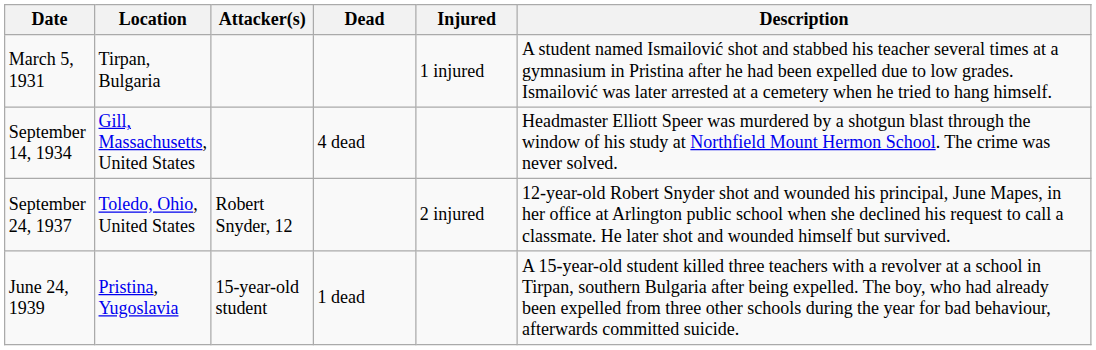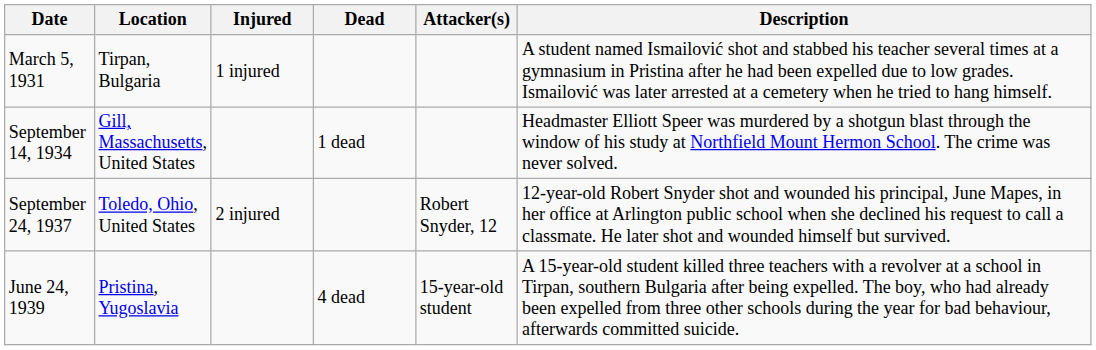columns swapped: (262, 19) <-> (467, 19)
(341, 142) 4 dead -> (341, 142) 1 dead
(341, 297) 1 dead -> (341, 297) 4 dead
